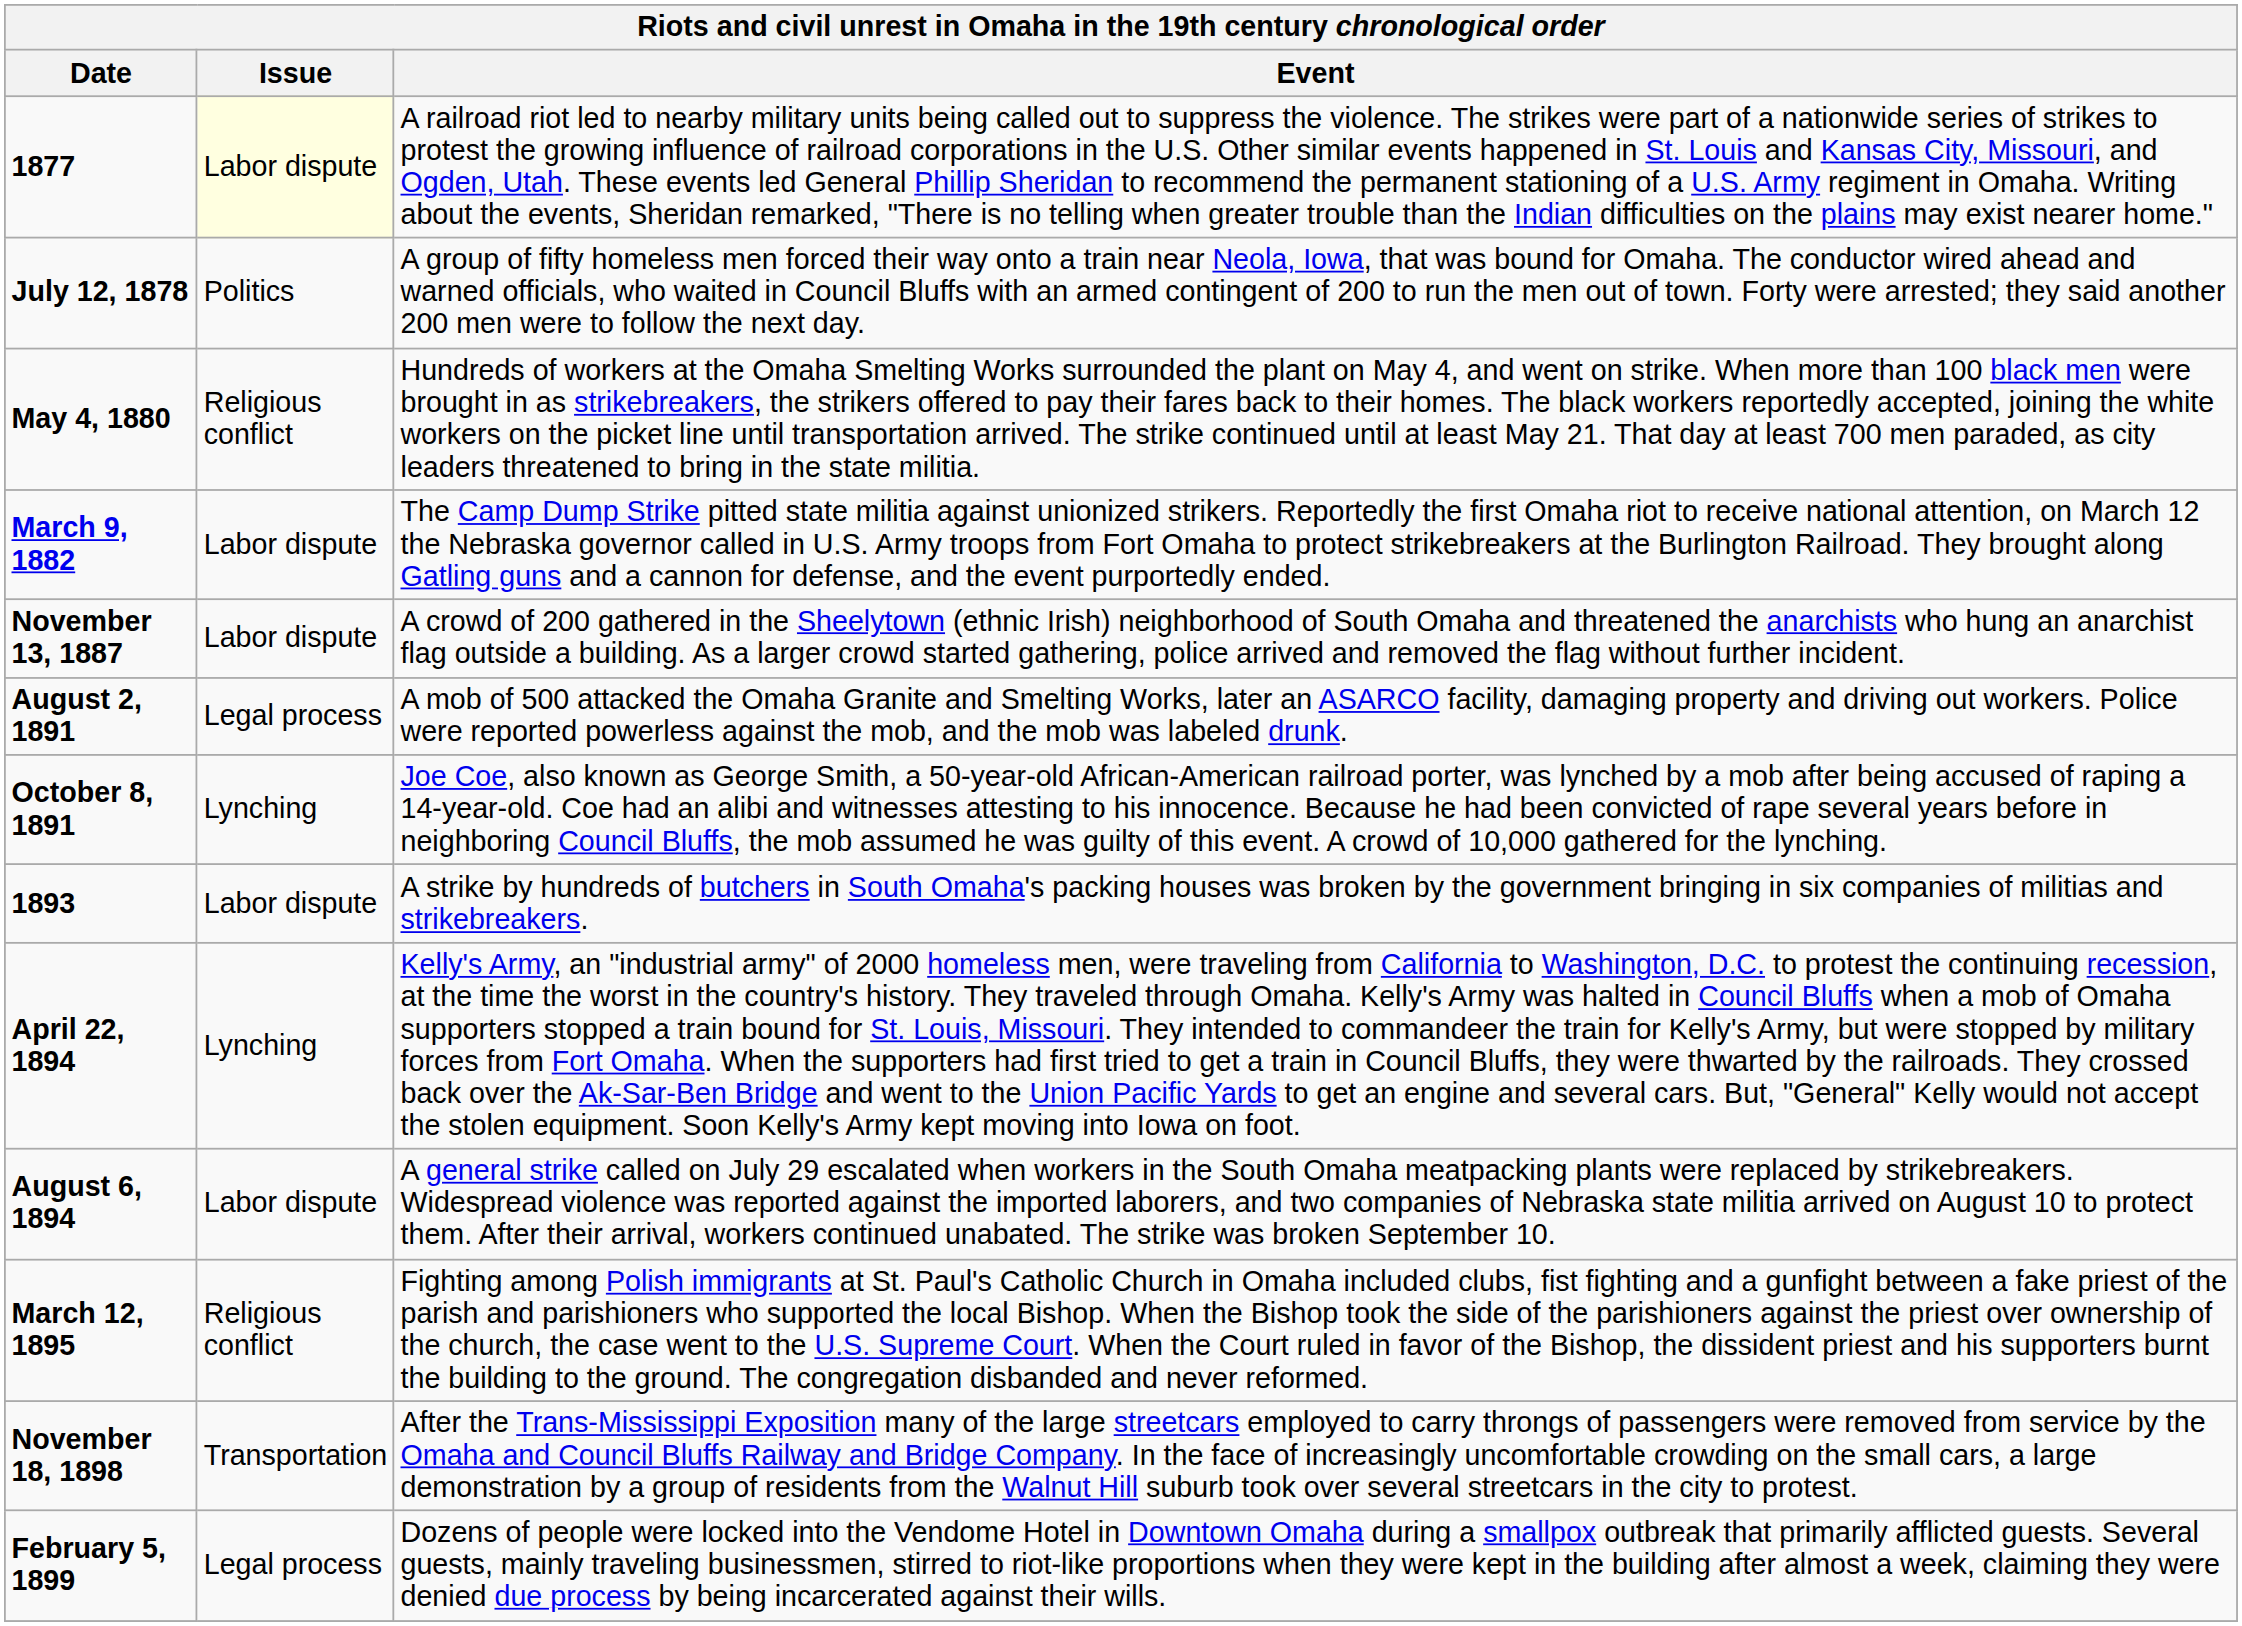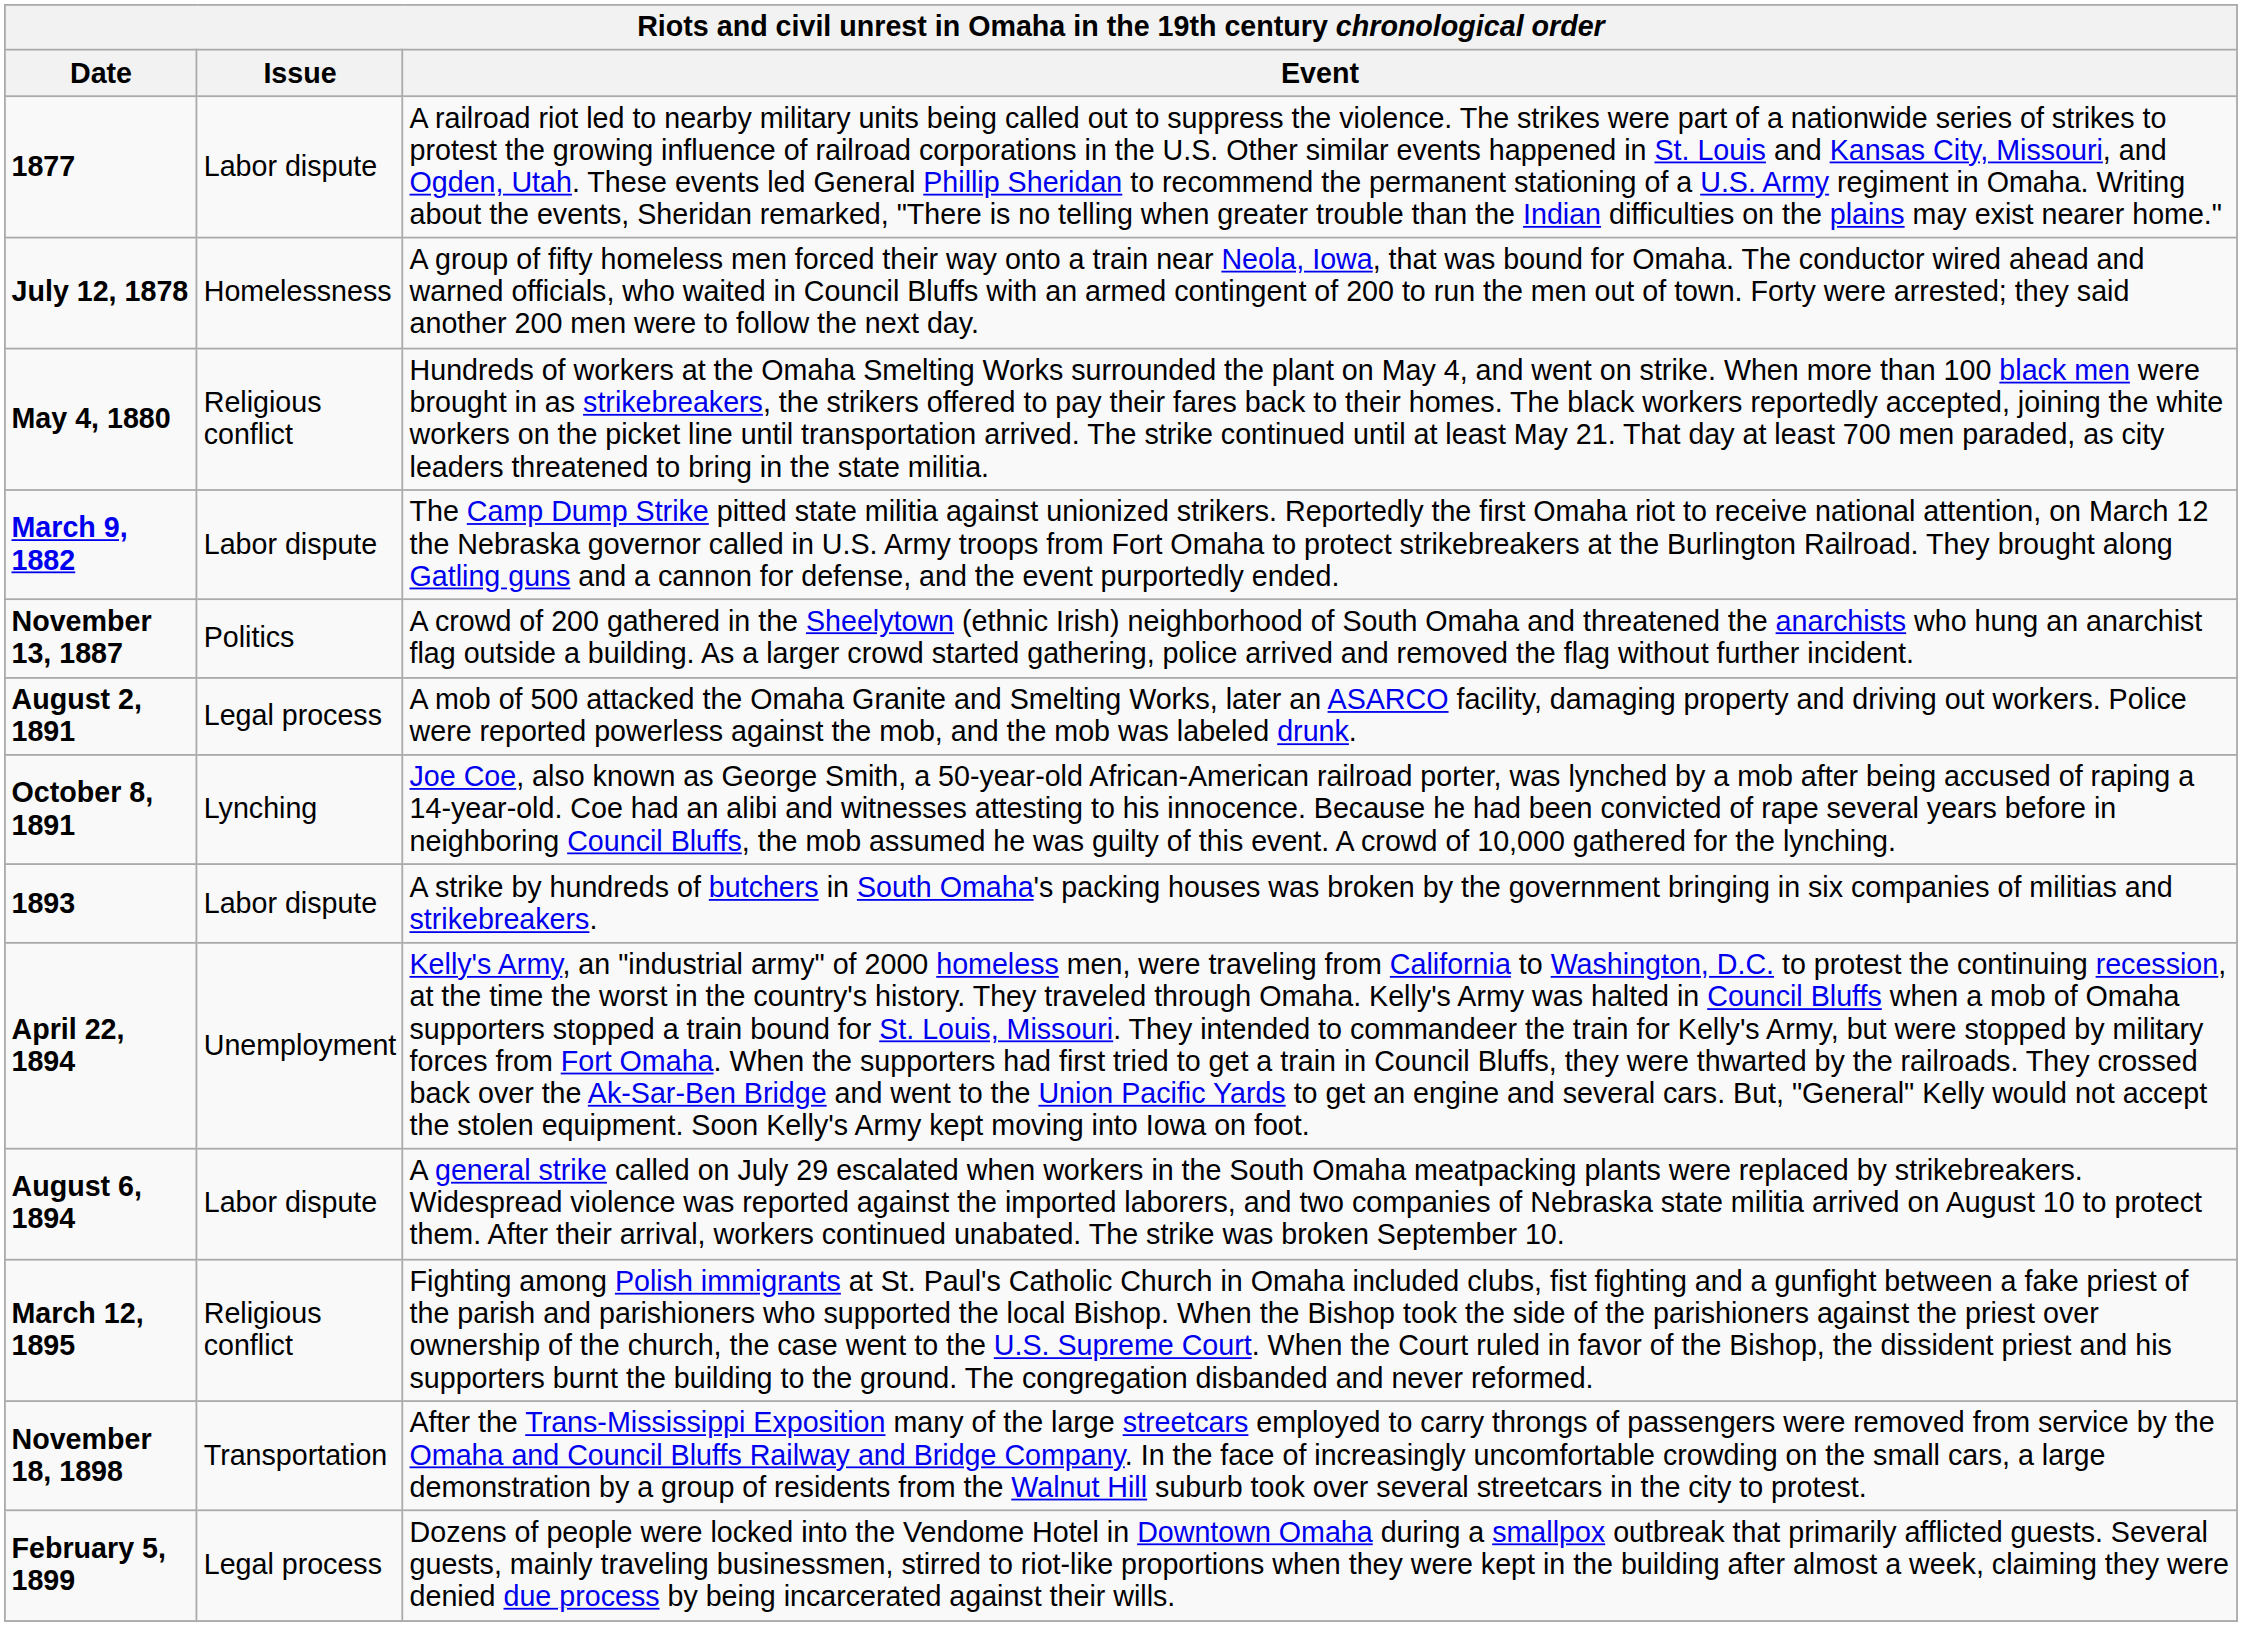(290, 166) lightyellow background -> (290, 166) no background
(249, 292) Politics -> (298, 292) Homelessness
(290, 638) Labor dispute -> (249, 638) Politics
(260, 1045) Lynching -> (300, 1045) Unemployment
